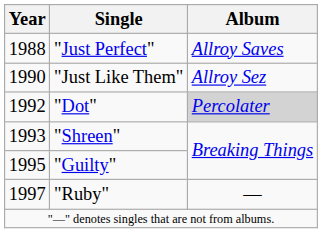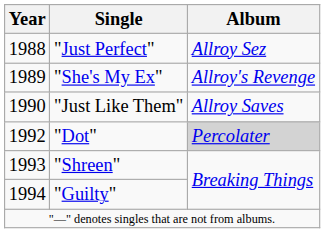(238, 48) Allroy Saves -> (229, 48) Allroy Sez
+ row: (108, 77)
(229, 77) Allroy Sez -> (238, 106) Allroy Saves
(27, 164) 1995 -> (27, 194) 1994
- row: (82, 194)
